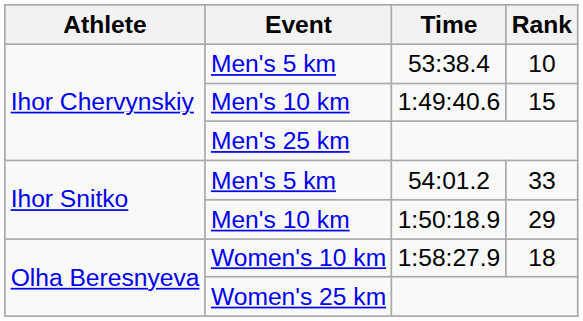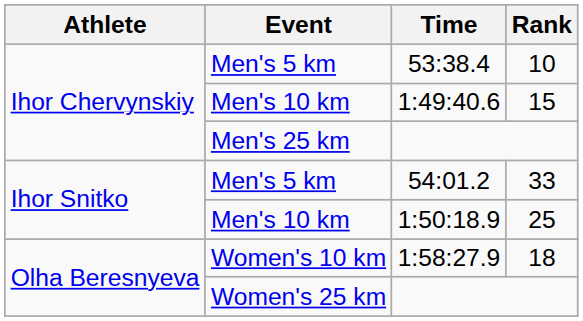(542, 219) 29 -> (542, 219) 25
